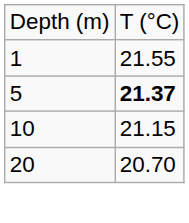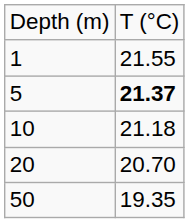(148, 128) 21.15 -> (148, 128) 21.18
+ row: (22, 199)
